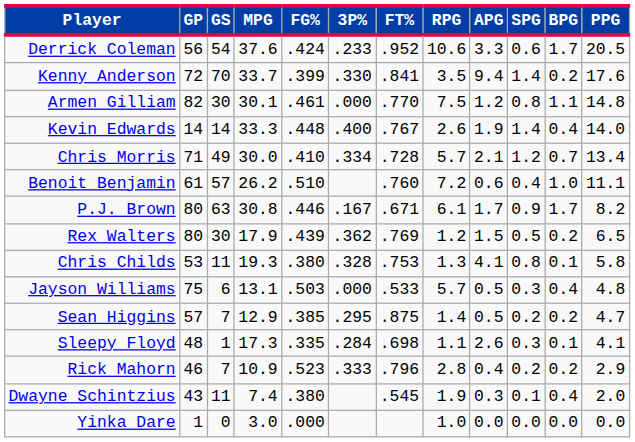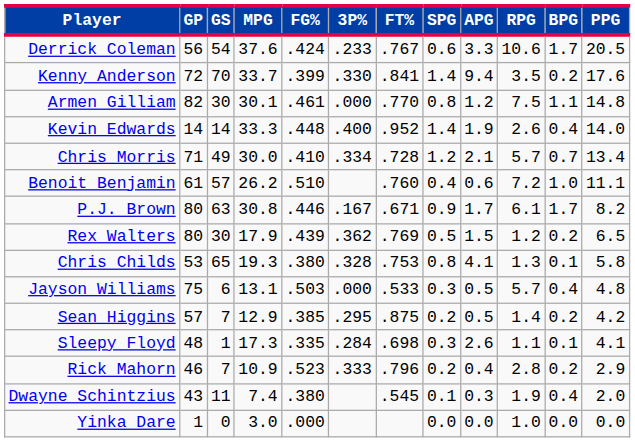columns swapped: (447, 20) <-> (526, 20)
(399, 50) .952 -> (399, 50) .767
(399, 130) .767 -> (399, 130) .952
(221, 263) 11 -> (221, 263) 65
(610, 317) 4.7 -> (610, 317) 4.2
